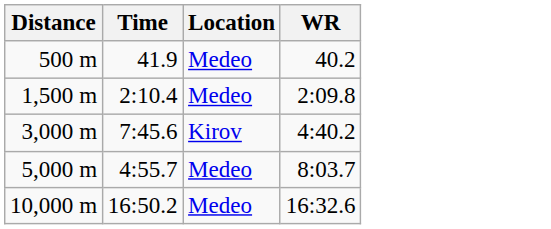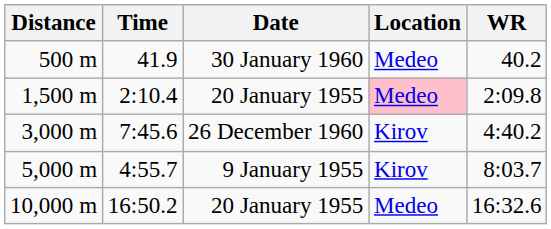+ column: (276, 22)
(220, 95) no background -> (406, 95) pink background
(220, 168) Medeo -> (401, 168) Kirov
